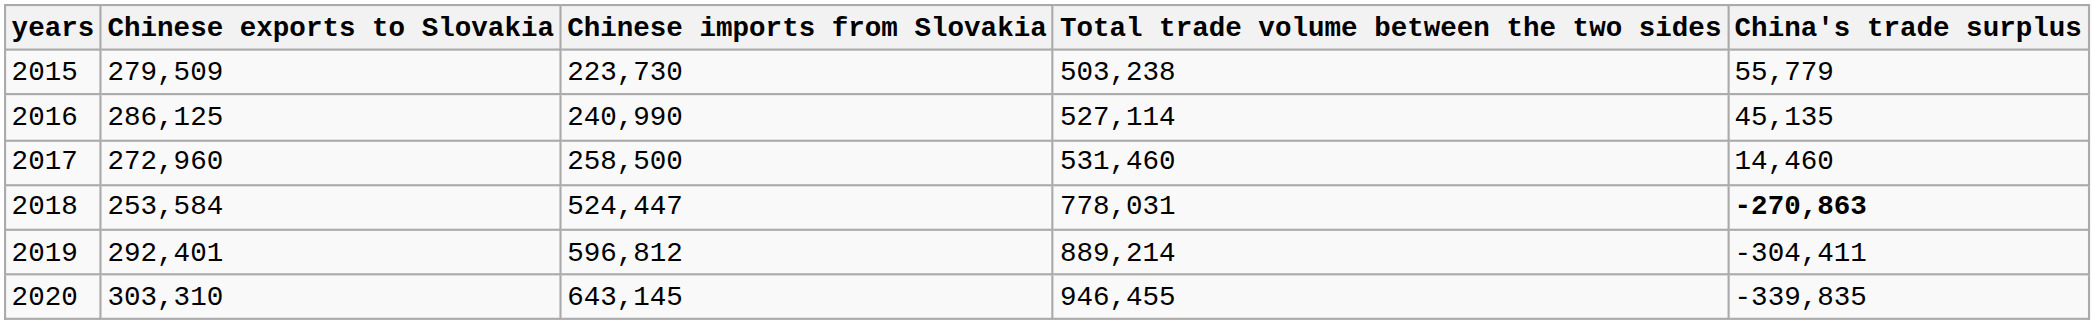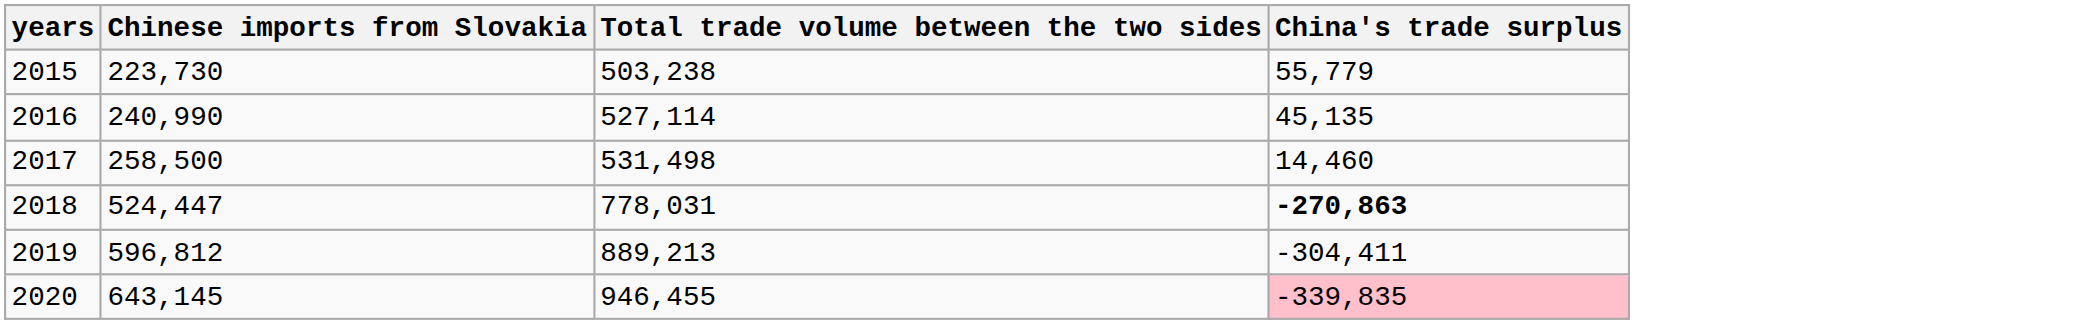- column: (331, 28)
(1118, 162) 531,460 -> (658, 162) 531,498
(1118, 252) 889,214 -> (658, 252) 889,213
(1801, 297) no background -> (1341, 297) pink background
